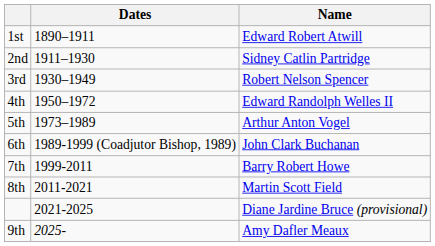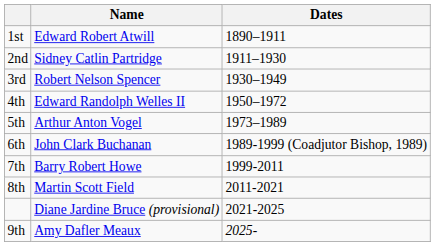columns swapped: (335, 15) <-> (135, 15)
